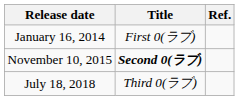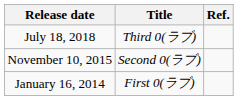rows swapped: (60, 36) <-> (60, 83)
(160, 59) bold -> (159, 59) normal
